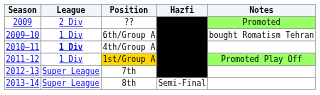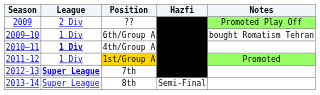(262, 23) Promoted -> (262, 23) Promoted Play Off
(262, 59) Promoted Play Off -> (262, 59) Promoted
(71, 71) normal -> (71, 71) bold
